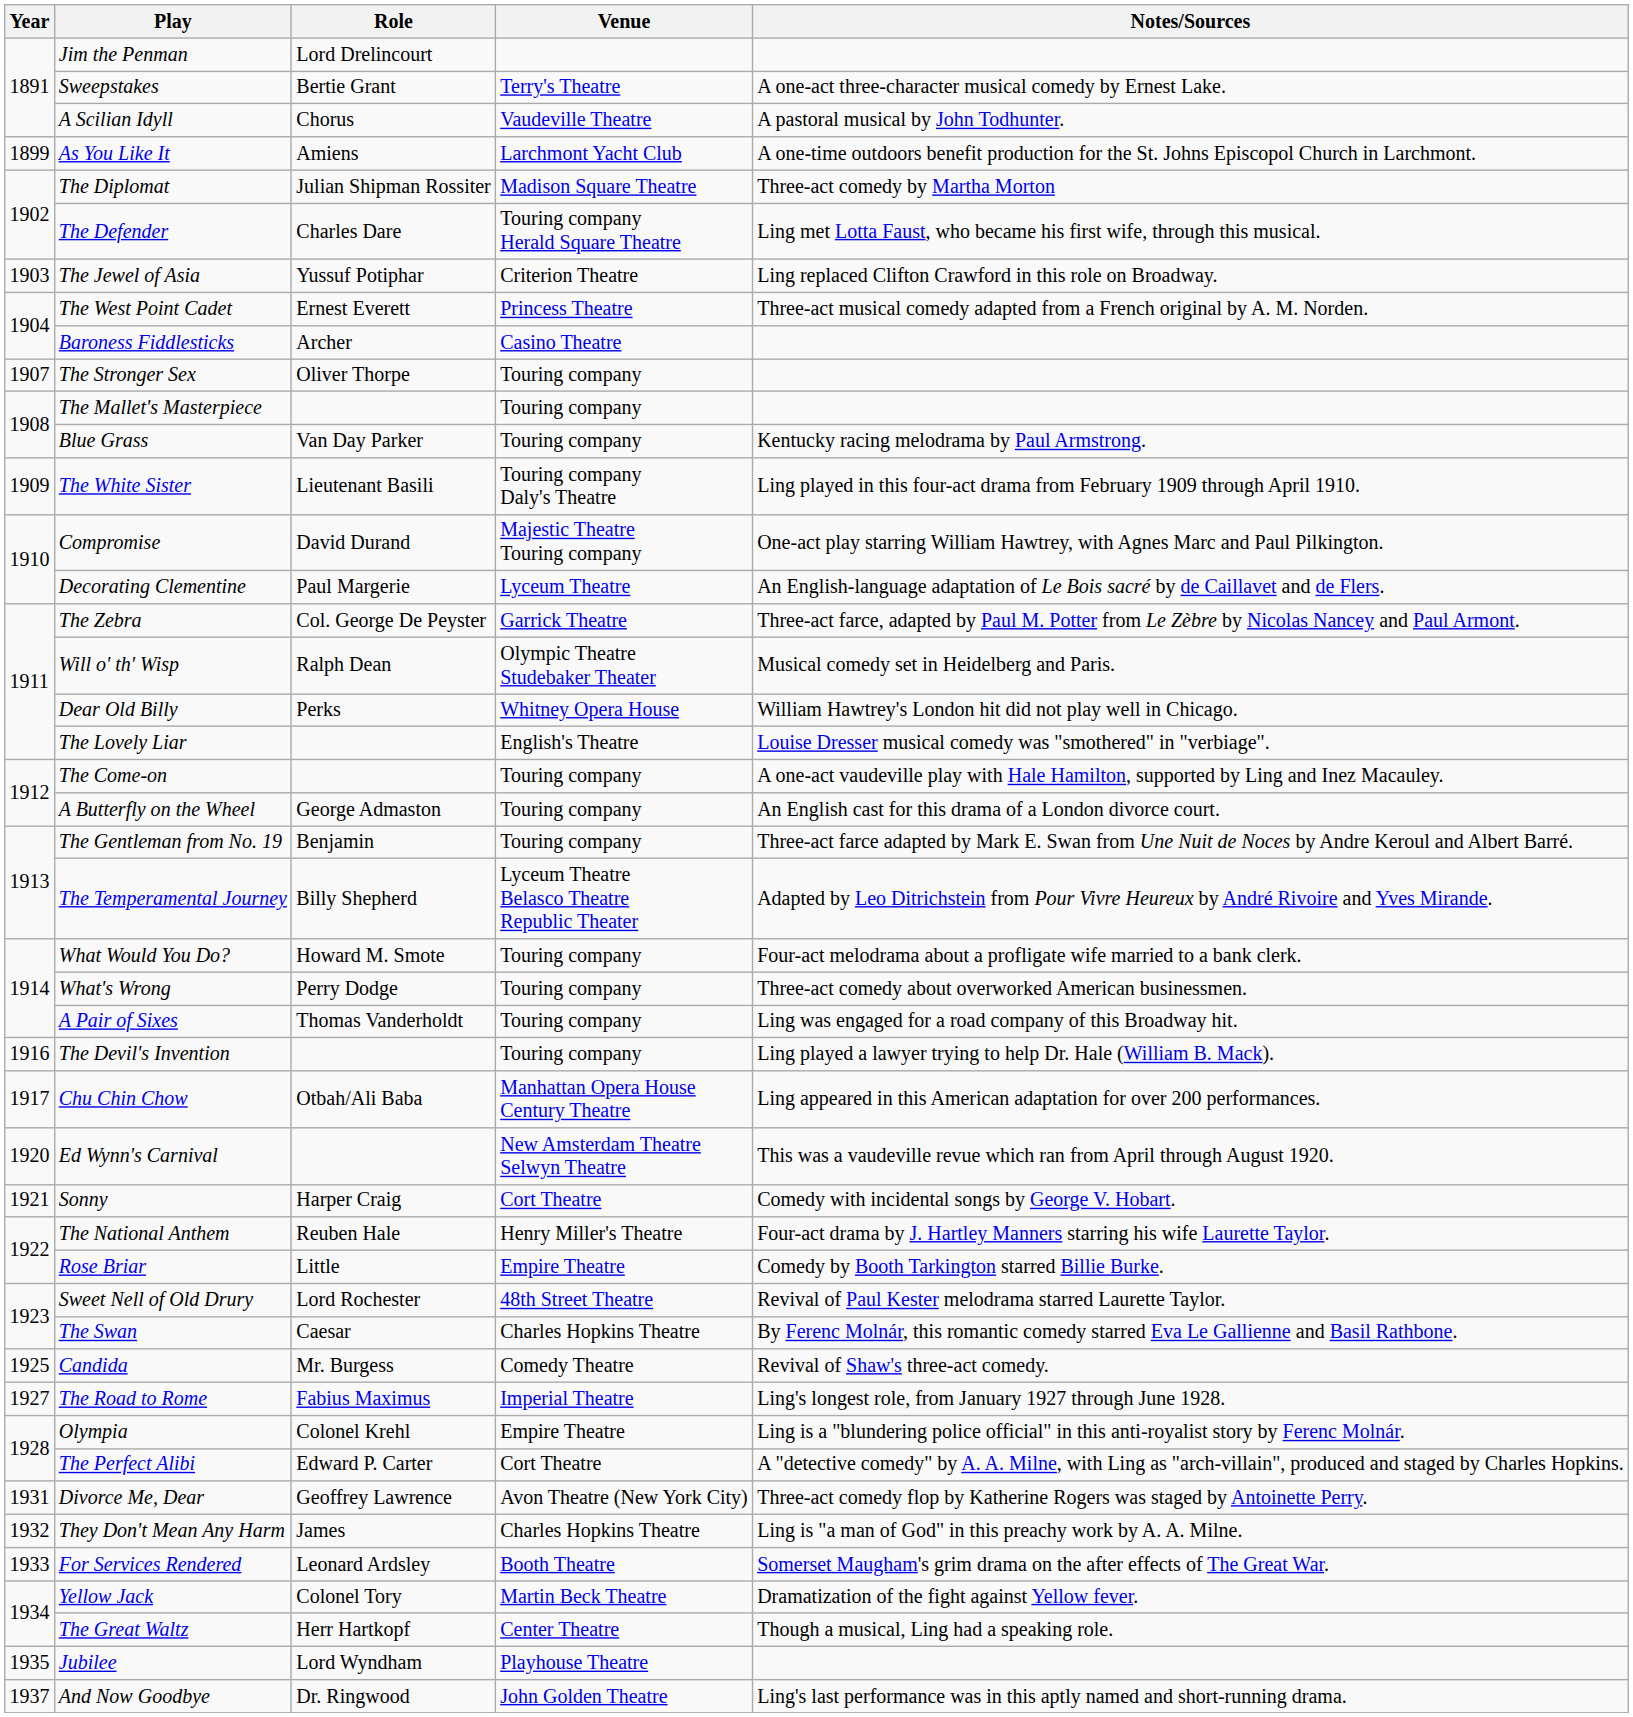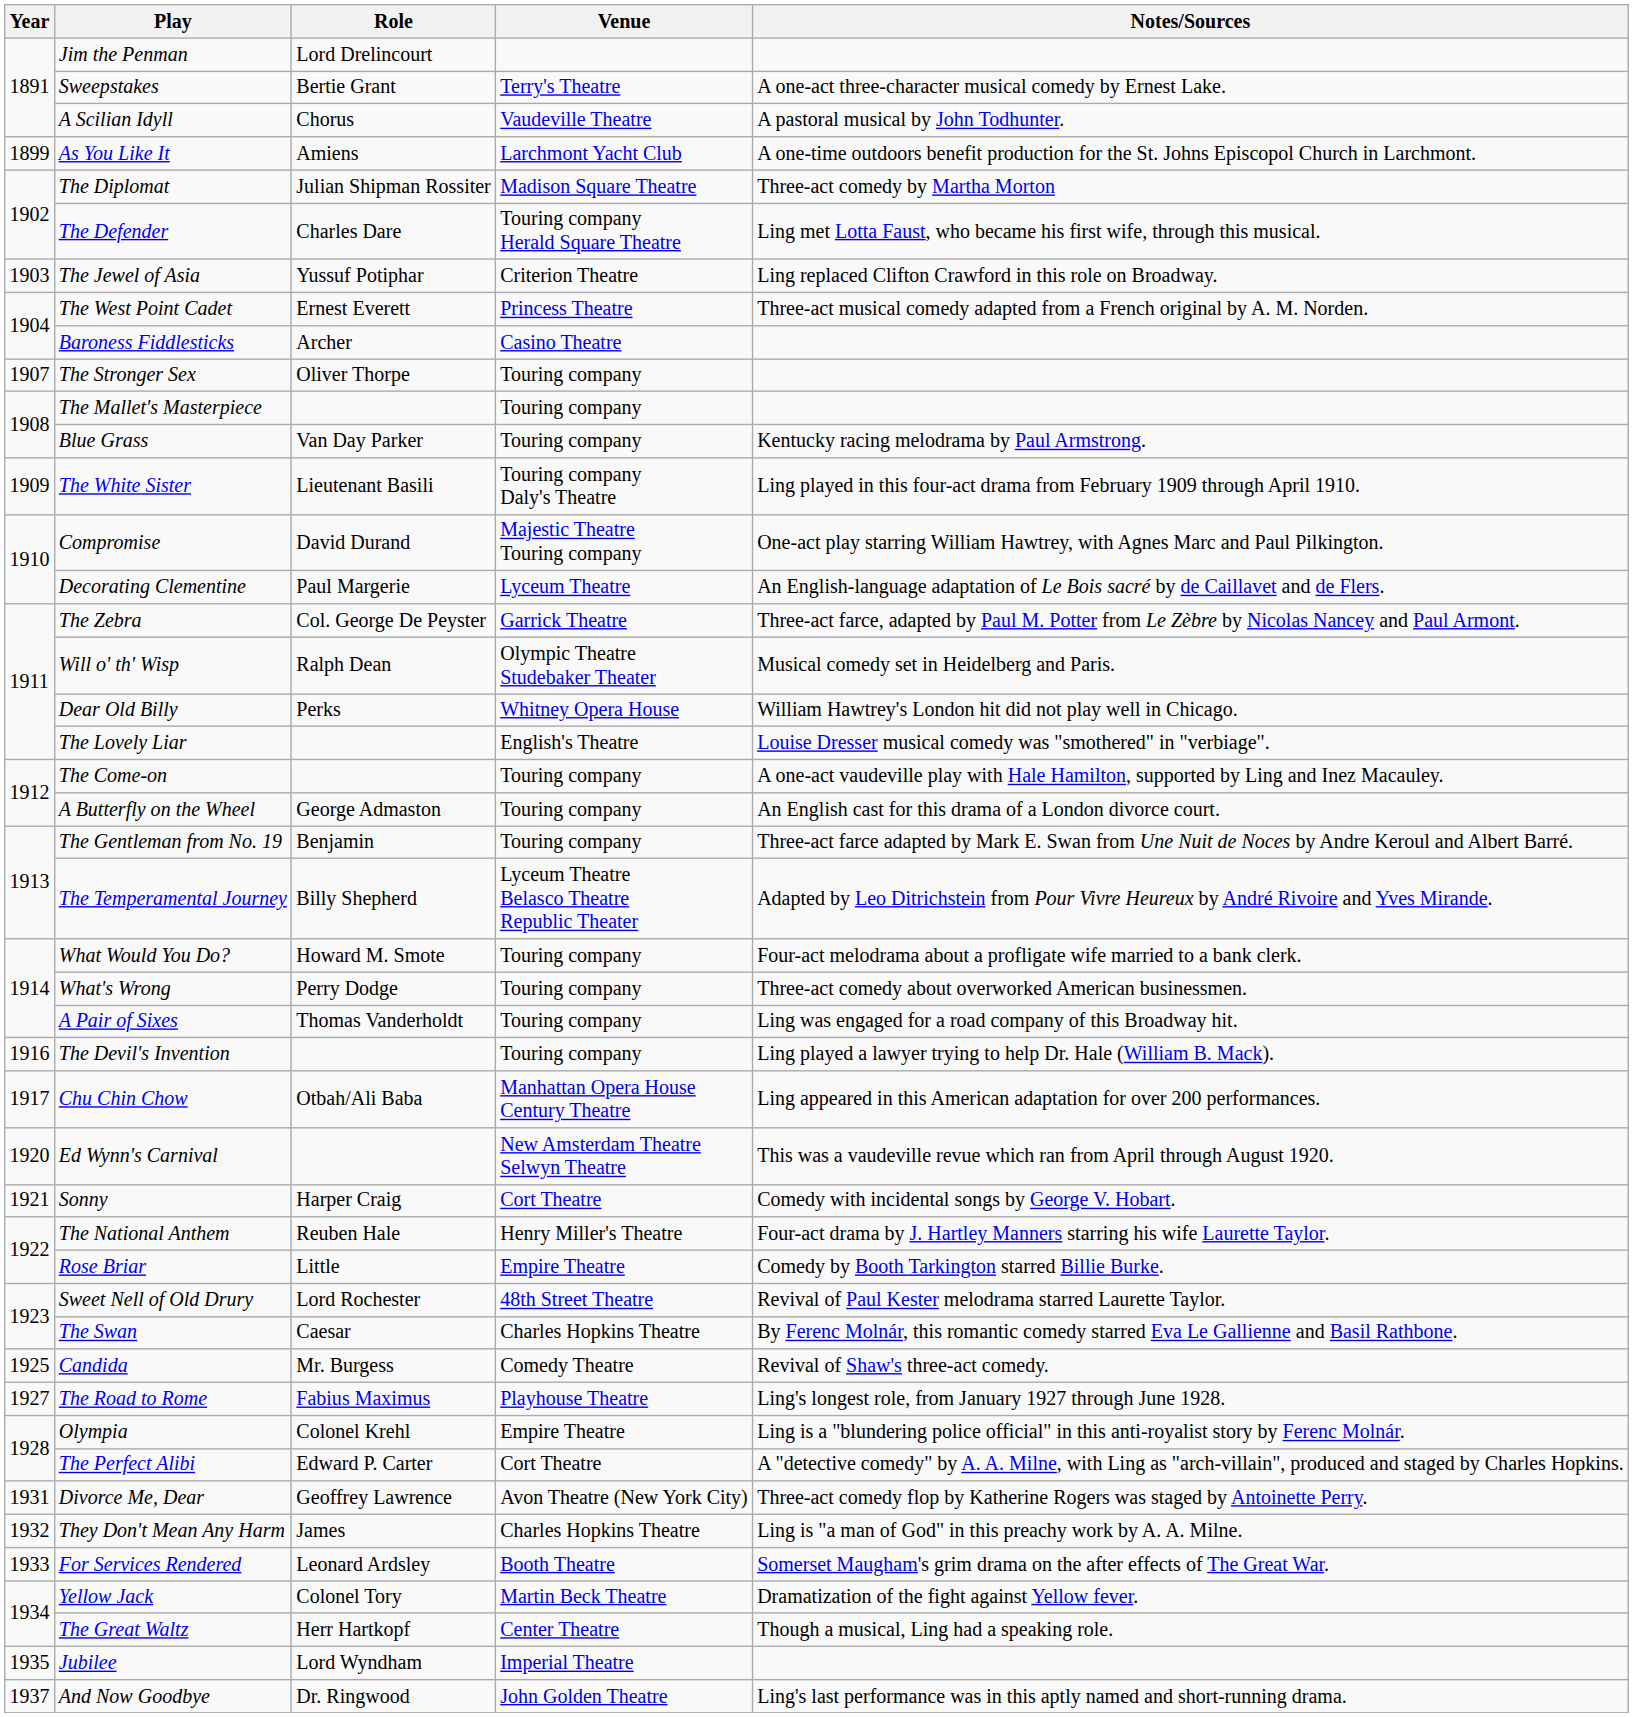(567, 1398) Imperial Theatre -> (574, 1398) Playhouse Theatre
(574, 1662) Playhouse Theatre -> (567, 1662) Imperial Theatre
